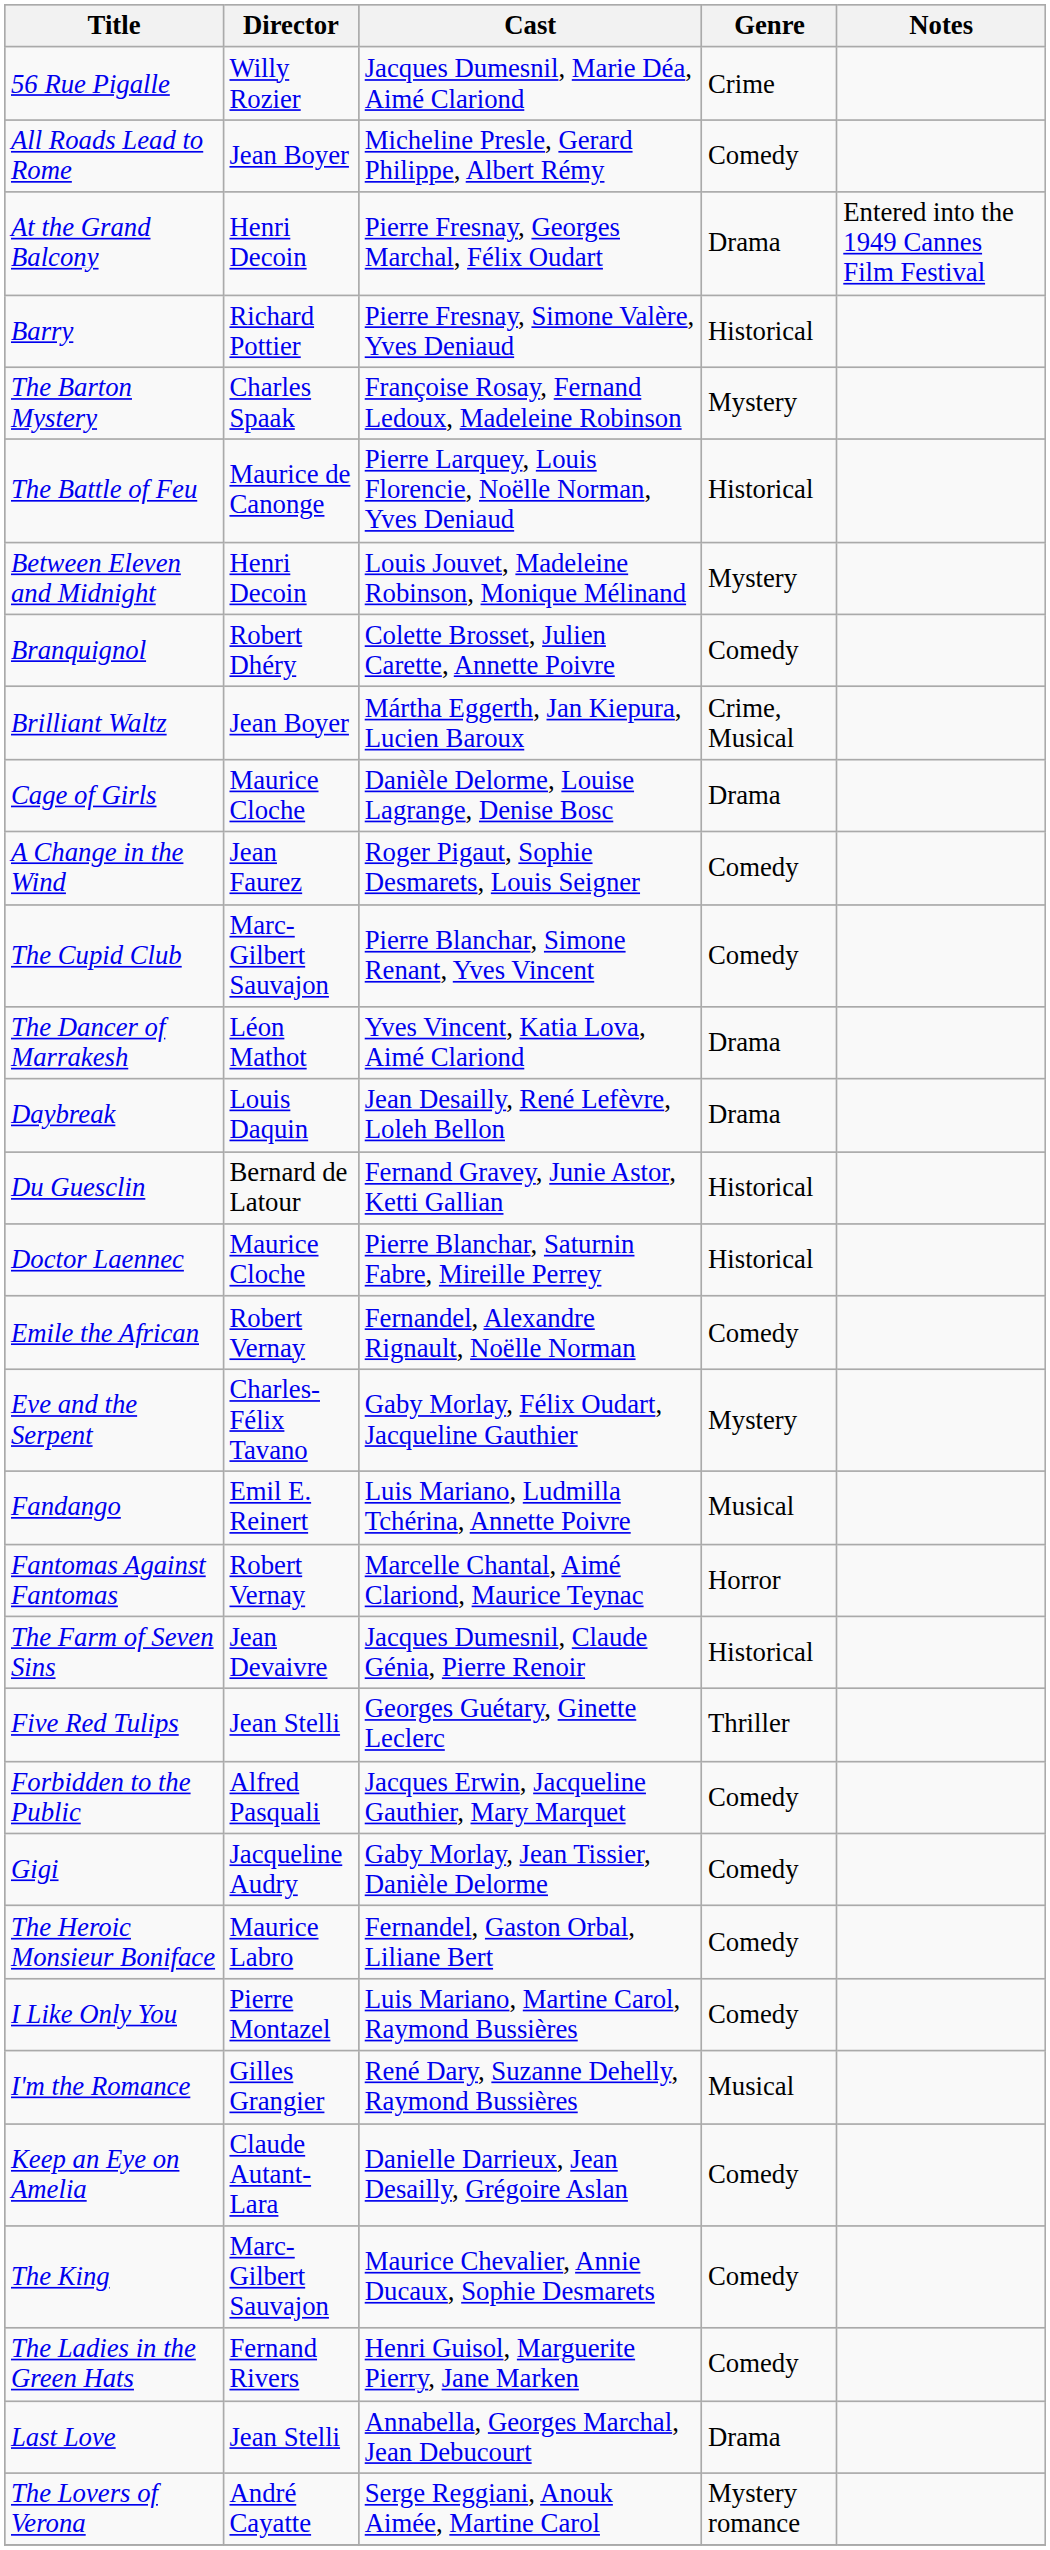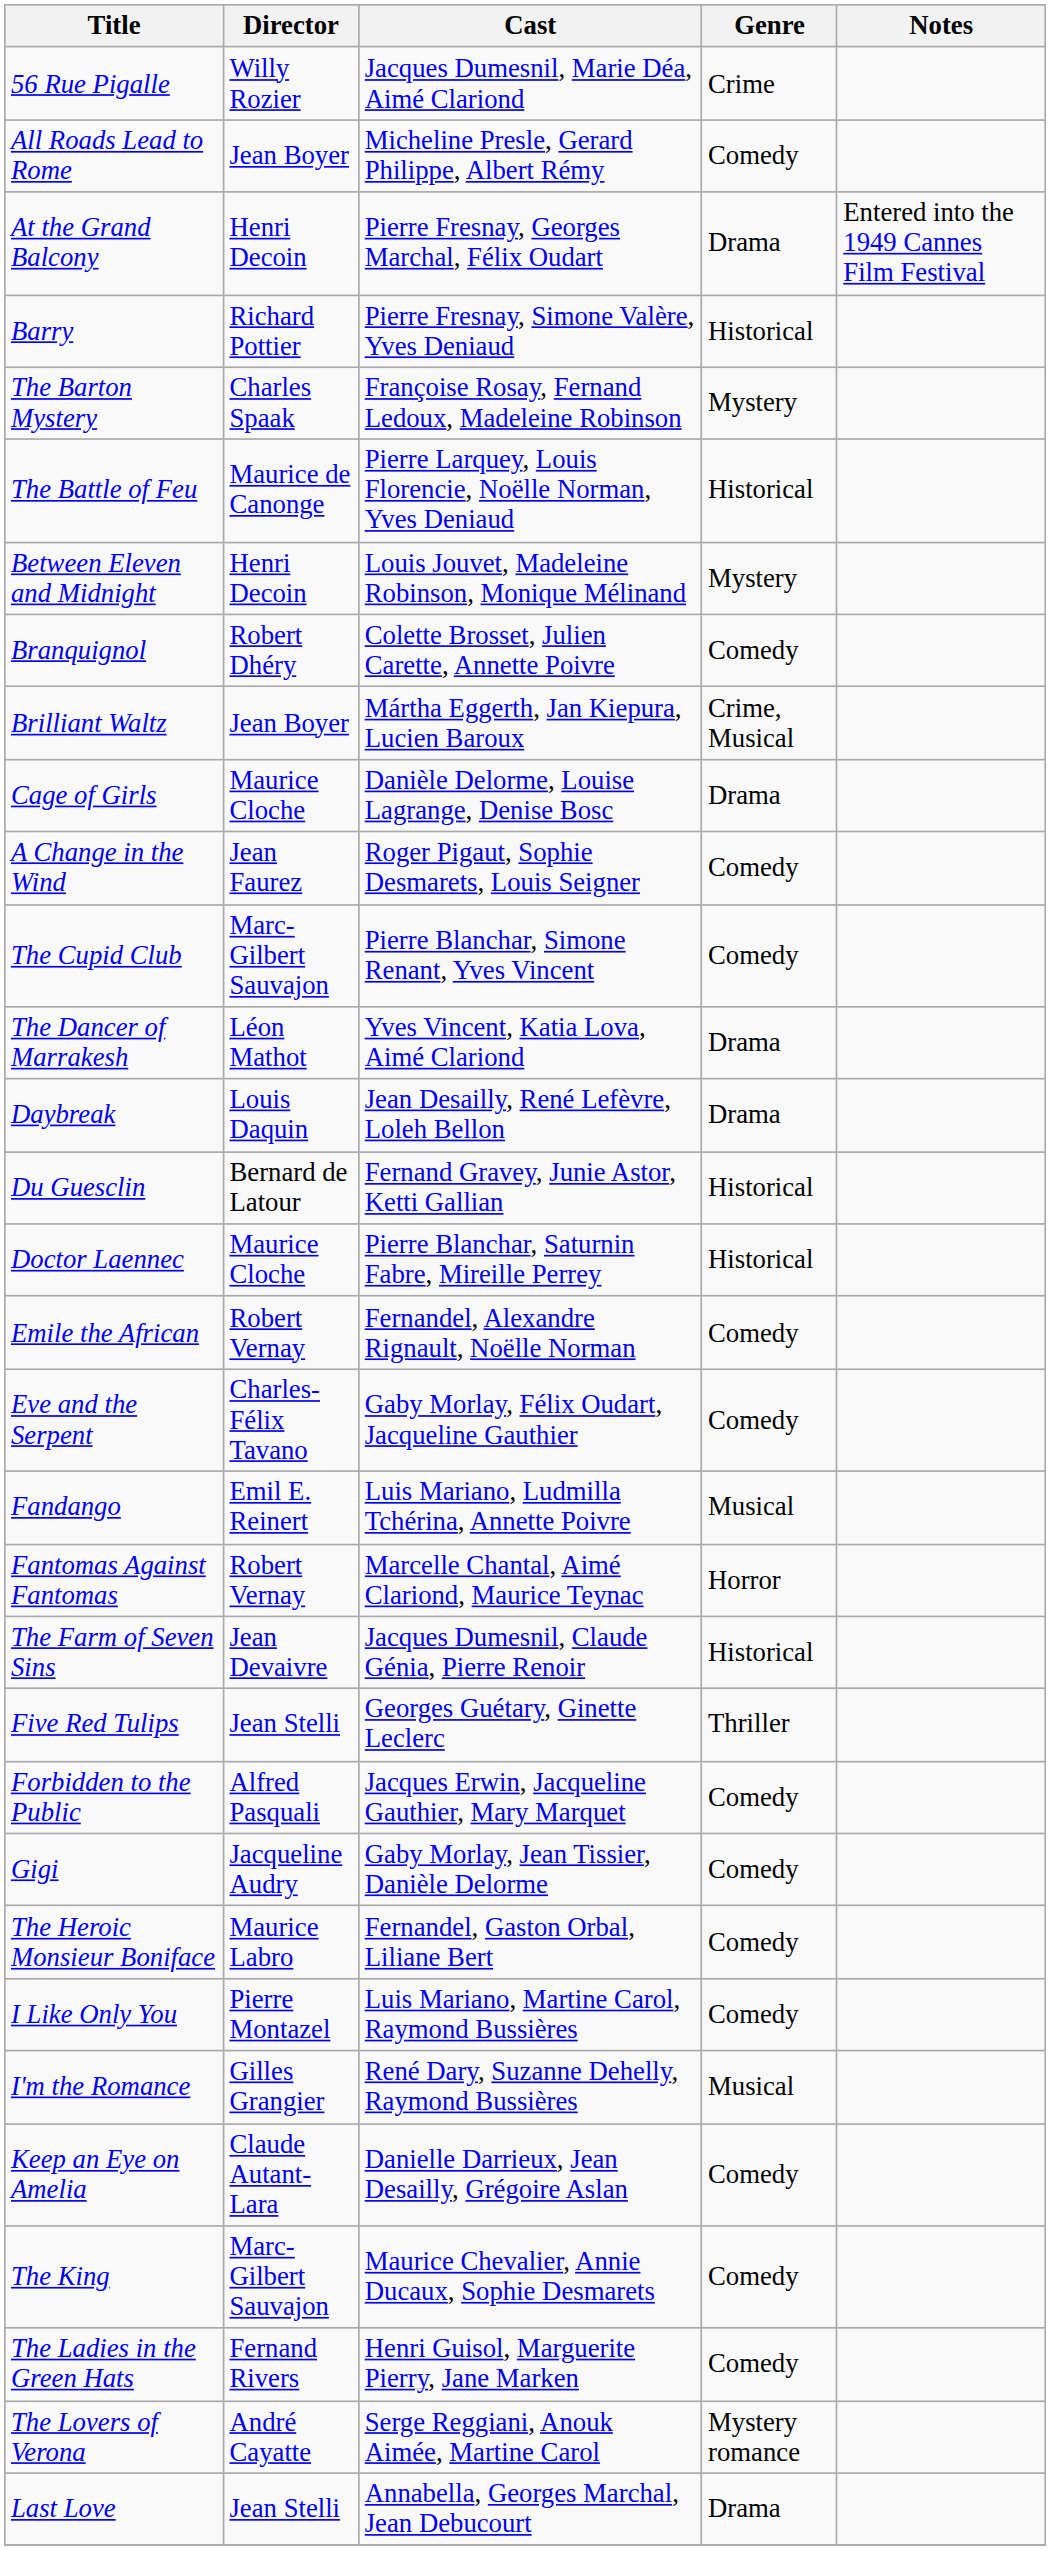(753, 1419) Mystery -> (753, 1419) Comedy
rows swapped: (63, 2436) <-> (84, 2508)
